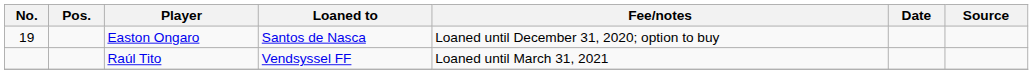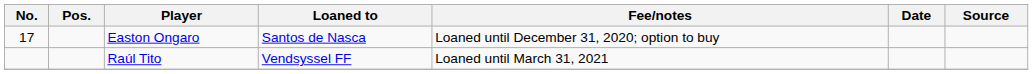(27, 37) 19 -> (27, 37) 17
